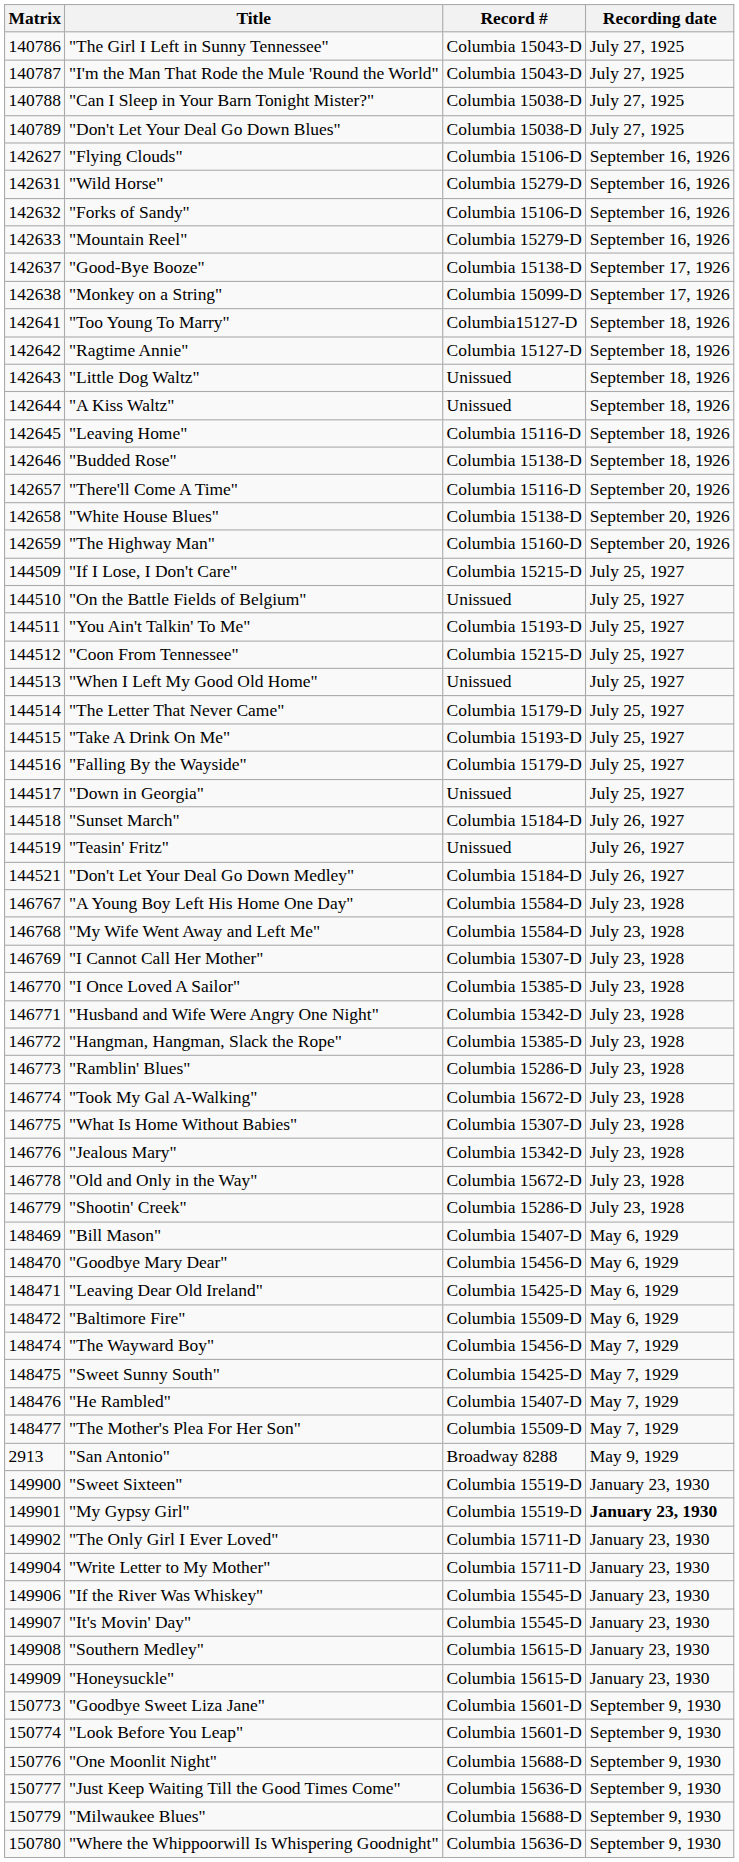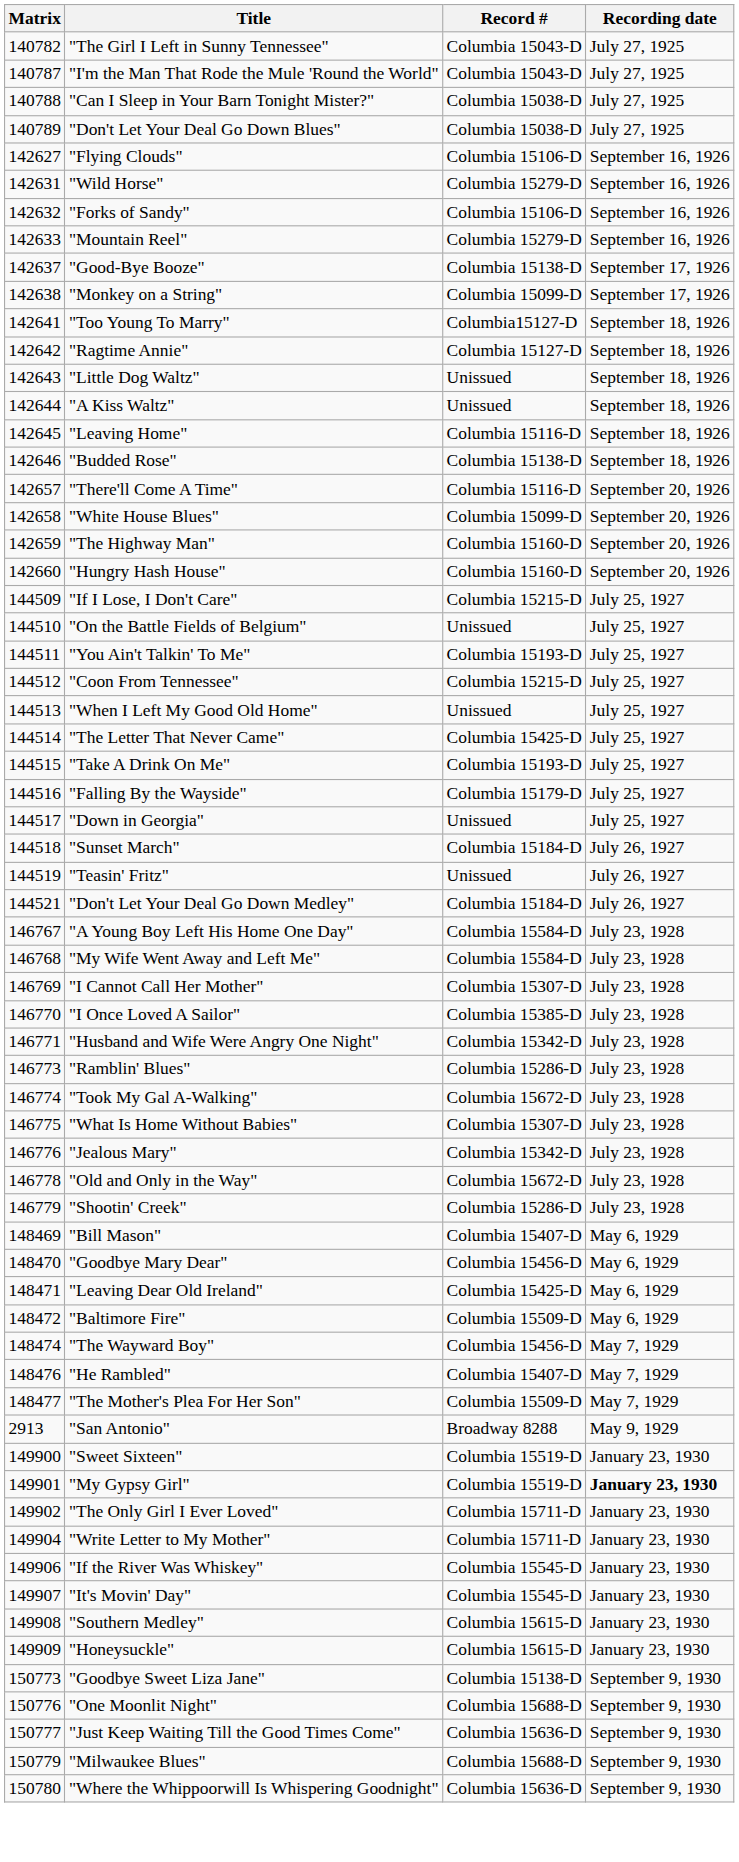(35, 45) 140786 -> (35, 45) 140782
(514, 516) Columbia 15138-D -> (514, 516) Columbia 15099-D
+ row: (147, 571)
(514, 709) Columbia 15179-D -> (514, 737) Columbia 15425-D
- row: (205, 1041)
- row: (144, 1373)
(514, 1705) Columbia 15601-D -> (514, 1677) Columbia 15138-D
- row: (156, 1733)
